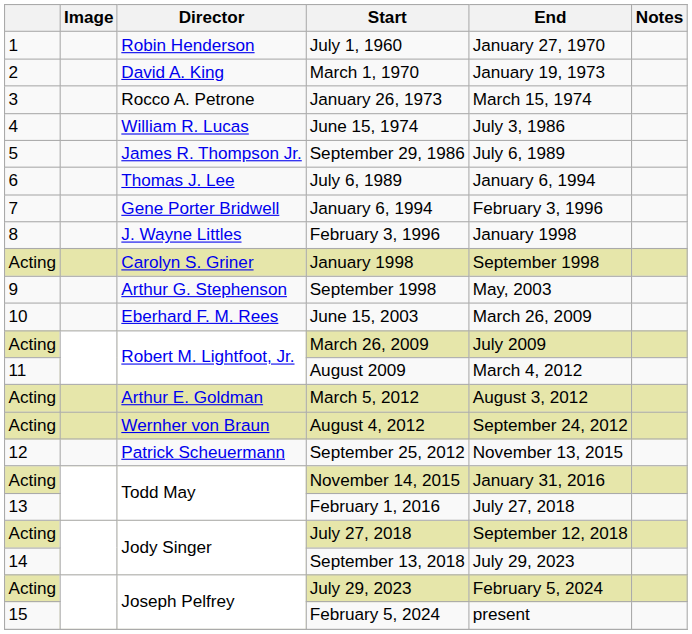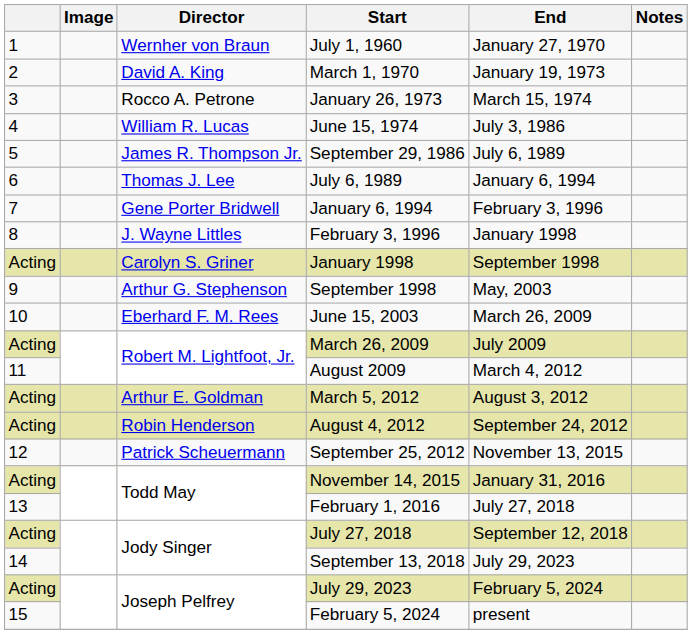(188, 45) Robin Henderson -> (195, 45) Wernher von Braun
(195, 425) Wernher von Braun -> (188, 425) Robin Henderson
